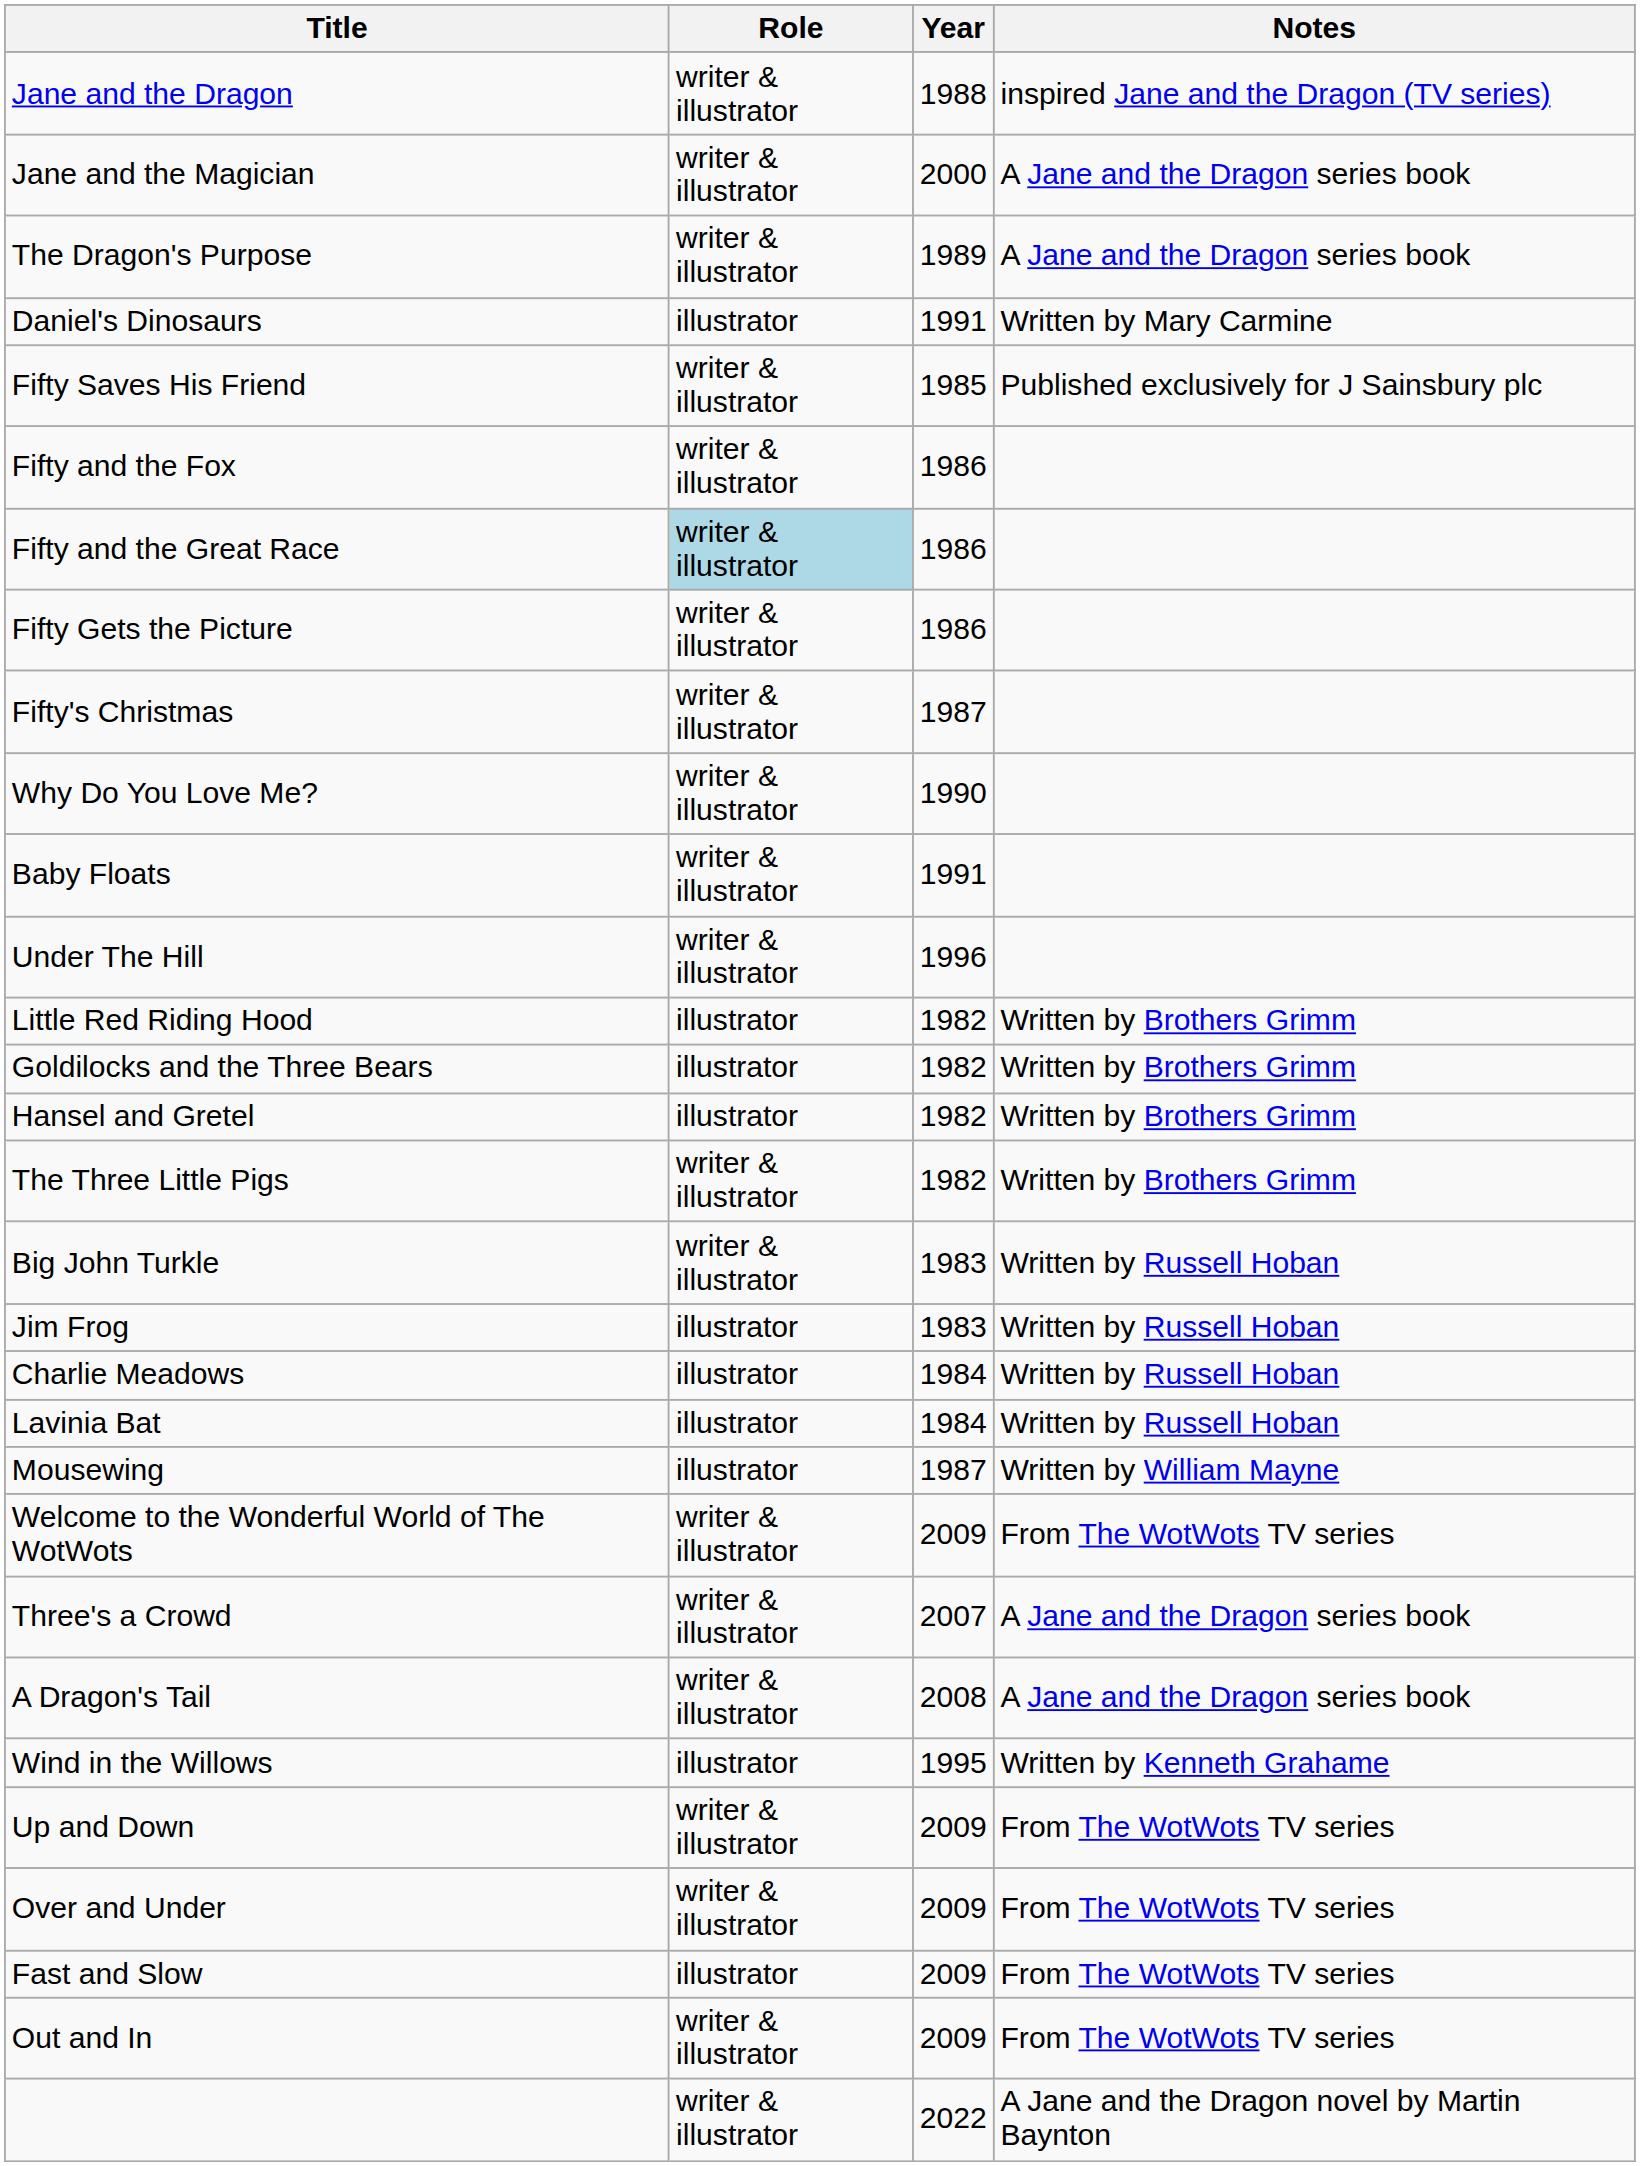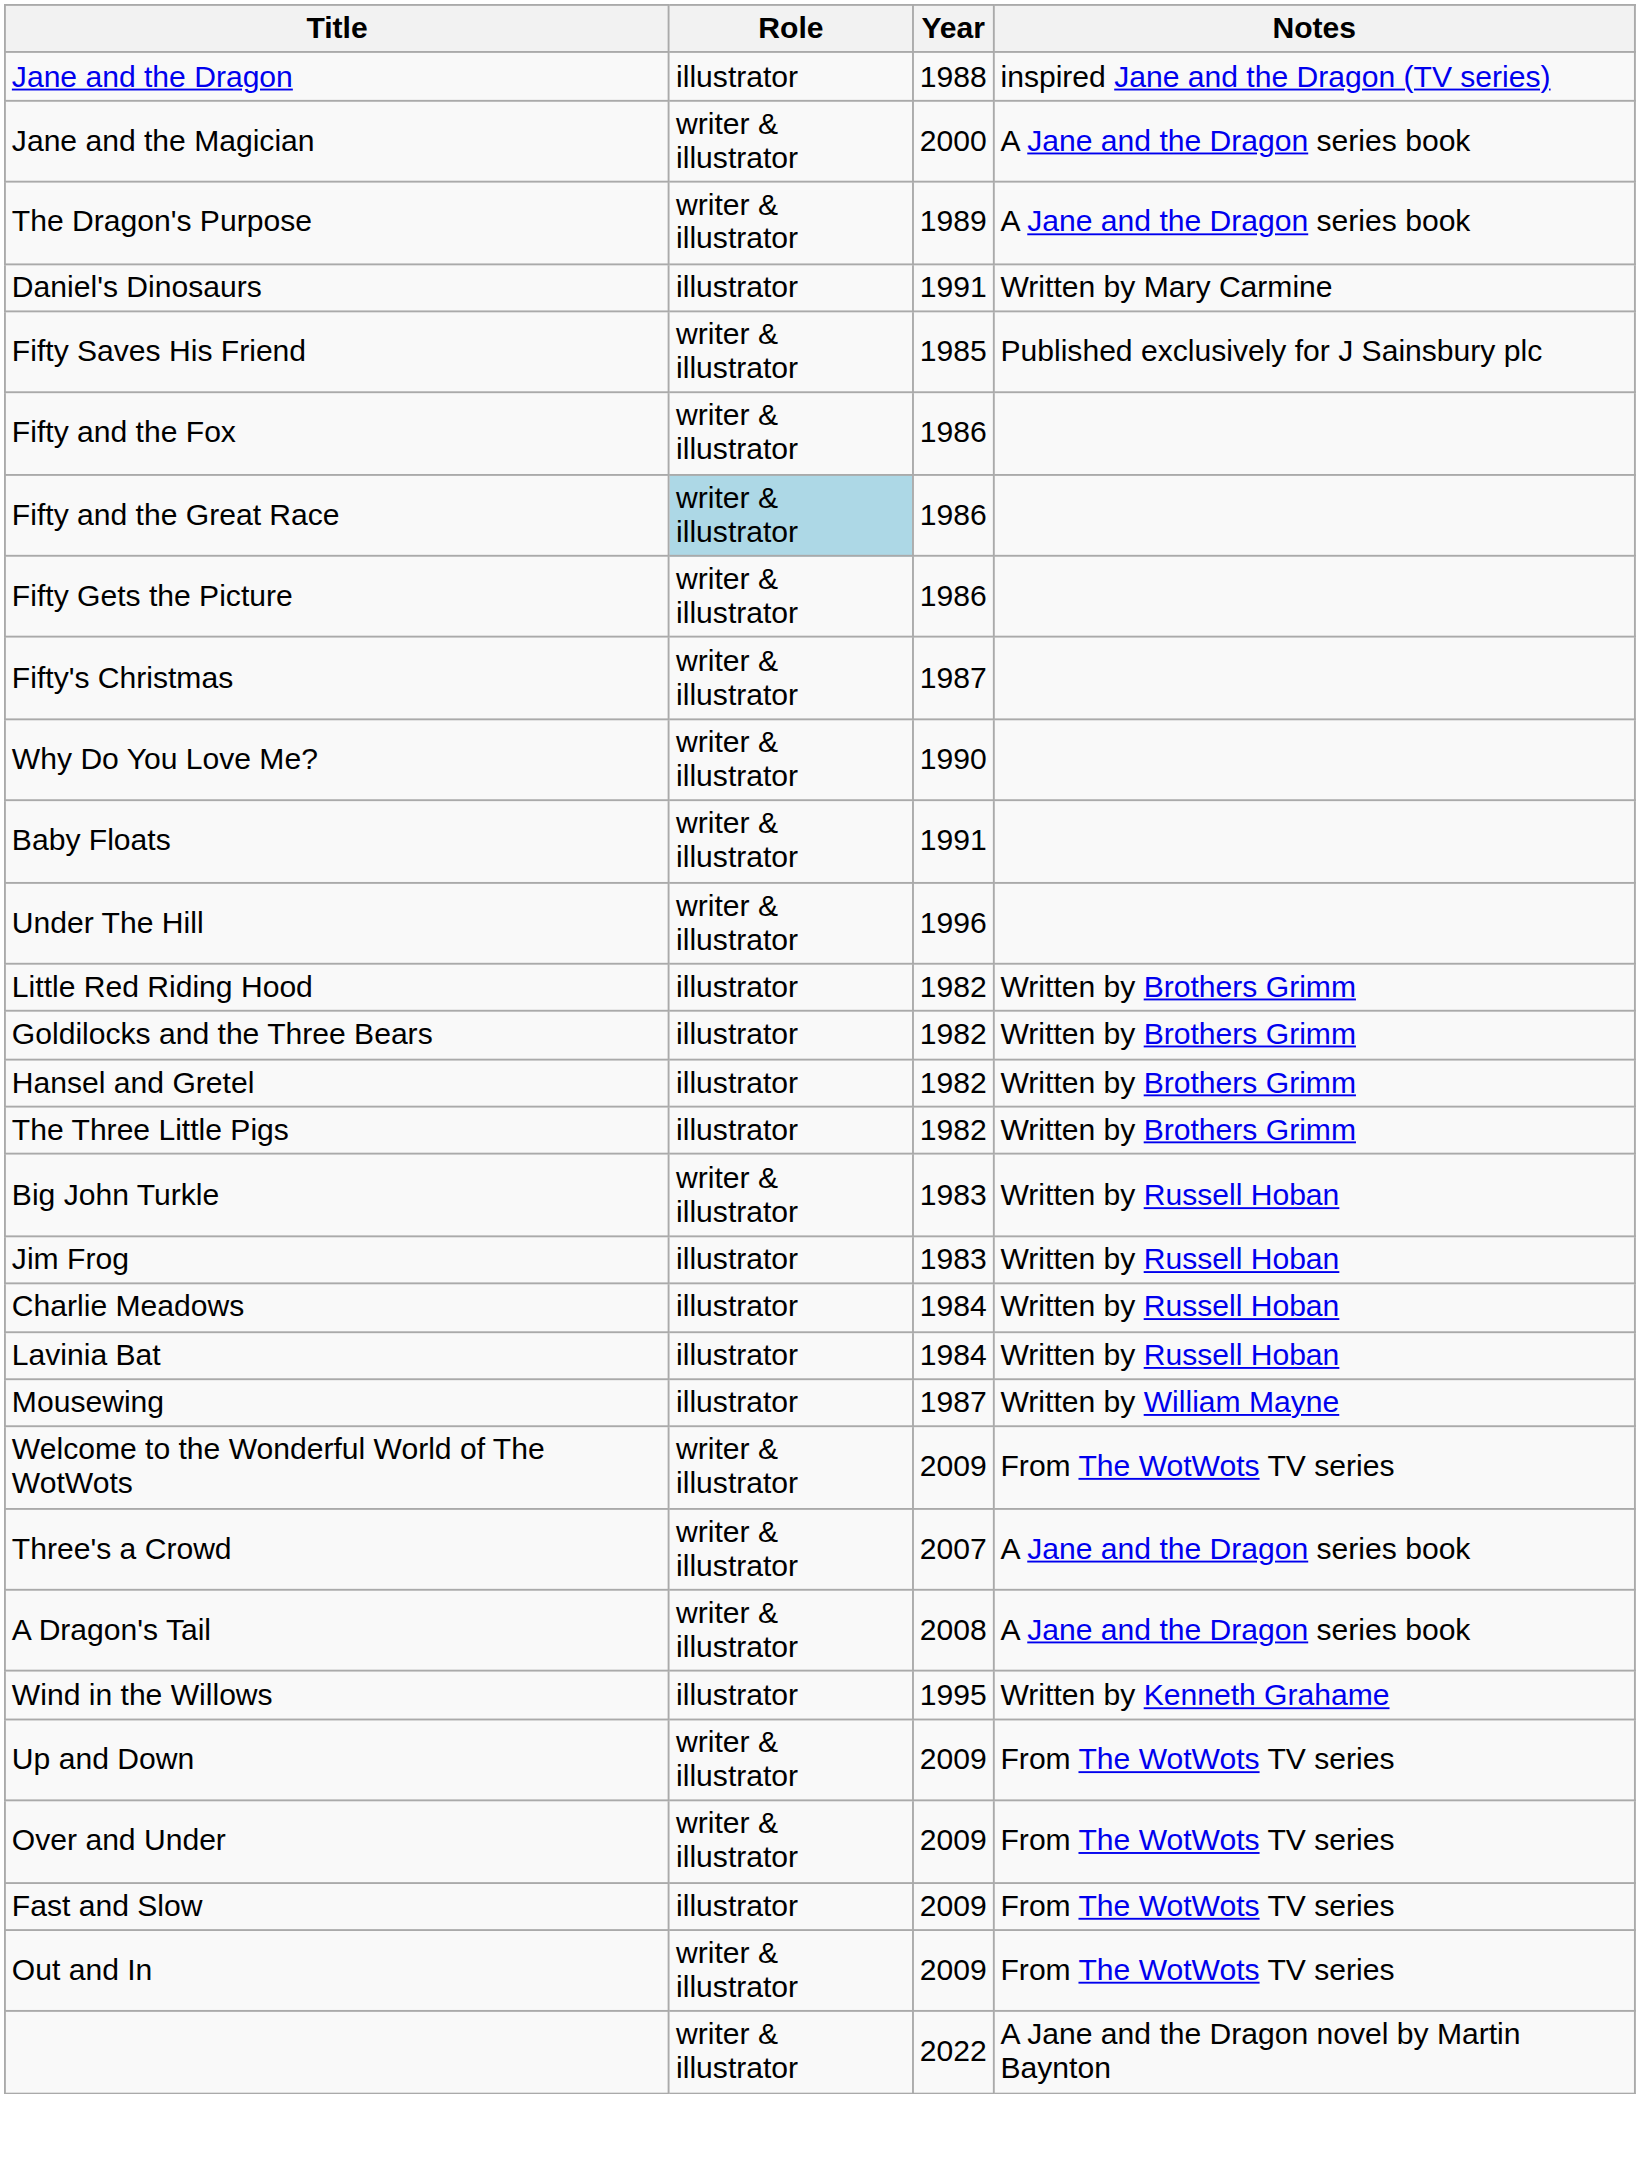(737, 92) writer & illustrator -> (737, 76) illustrator
(737, 1180) writer & illustrator -> (737, 1130) illustrator
